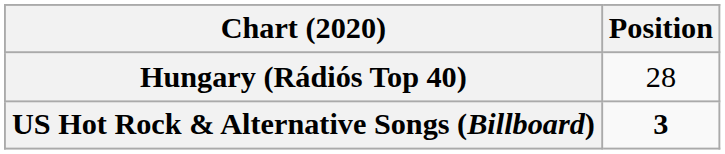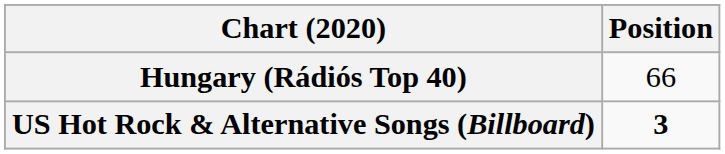(661, 76) 28 -> (661, 76) 66
